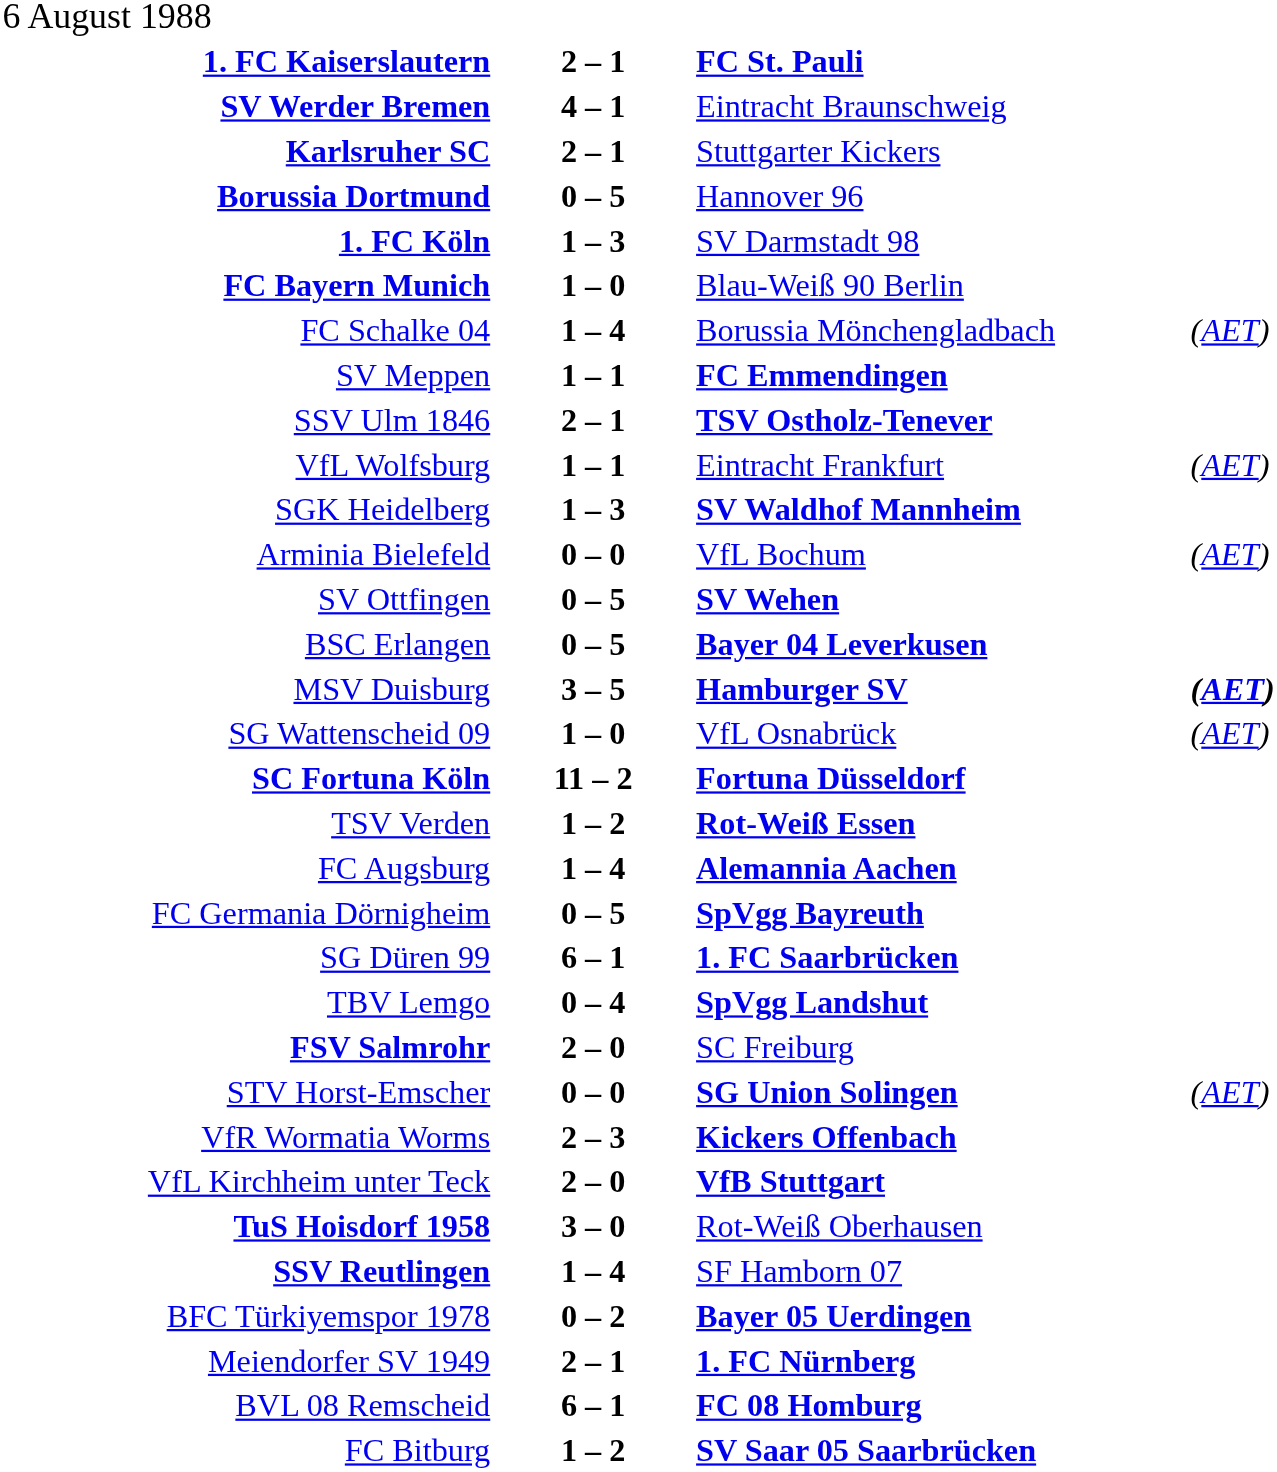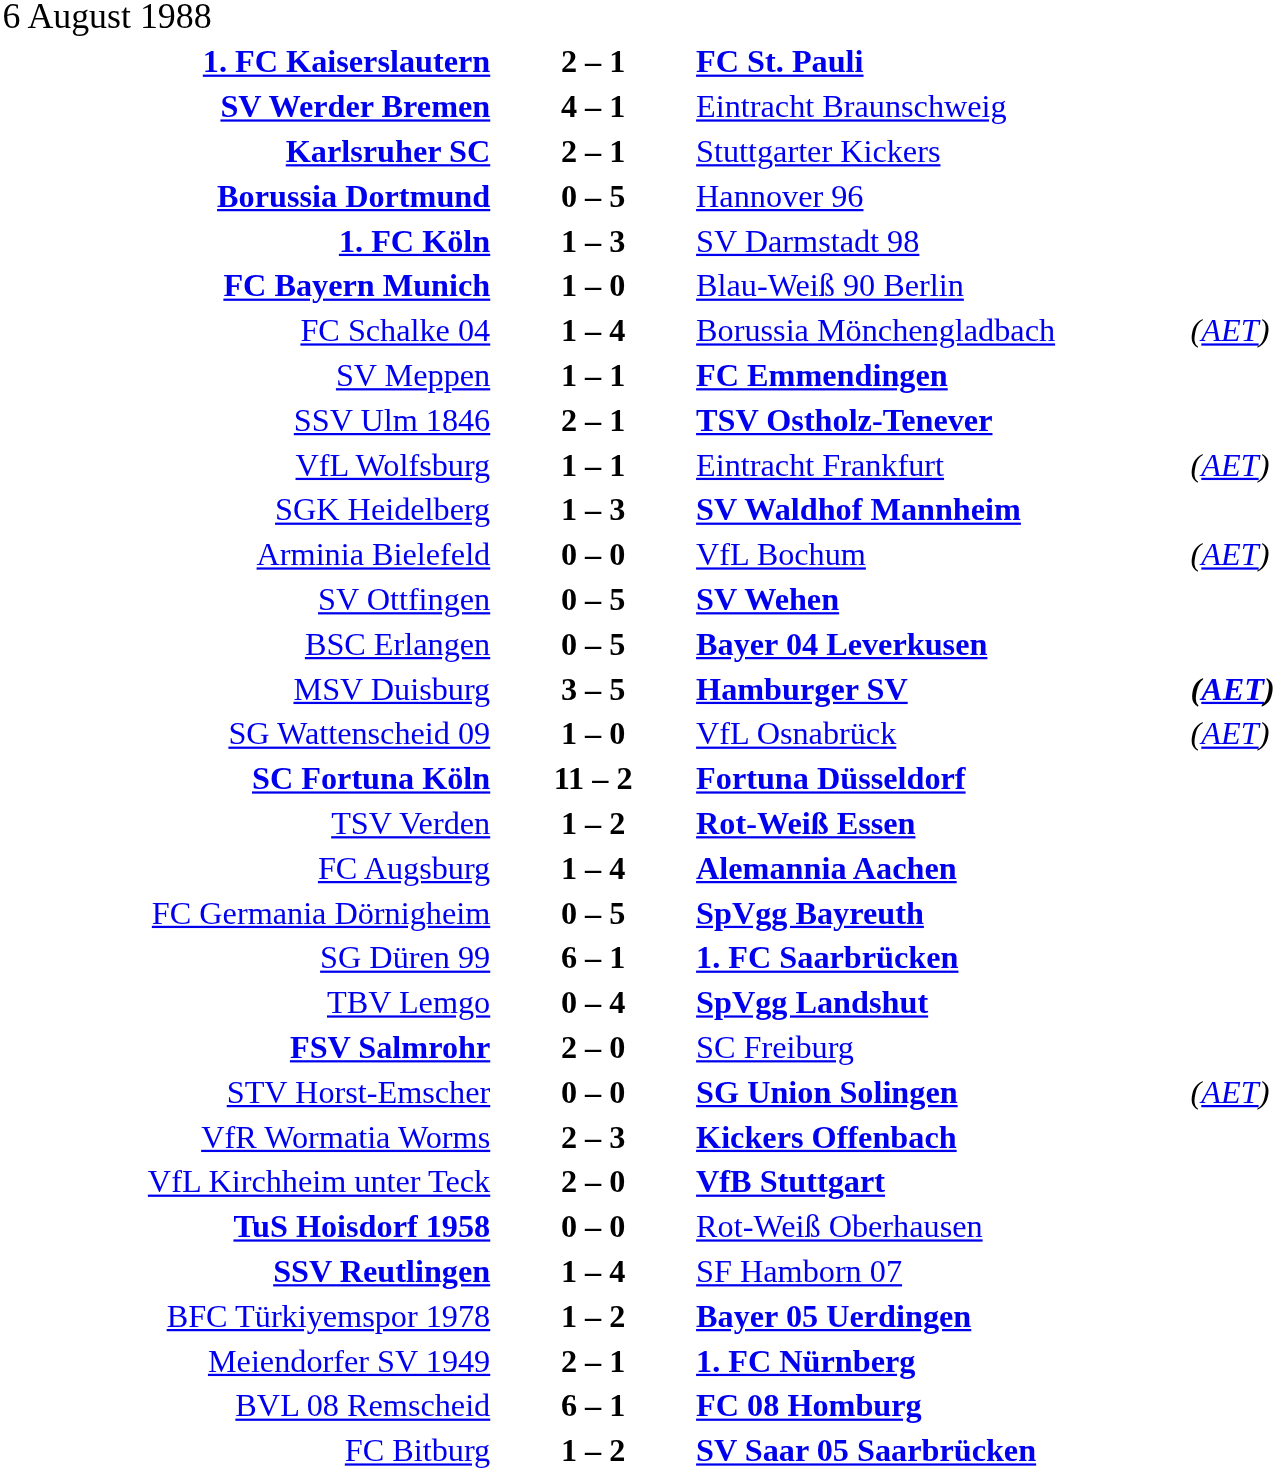(593, 1226) 3 – 0 -> (593, 1226) 0 – 0
(593, 1316) 0 – 2 -> (593, 1316) 1 – 2
